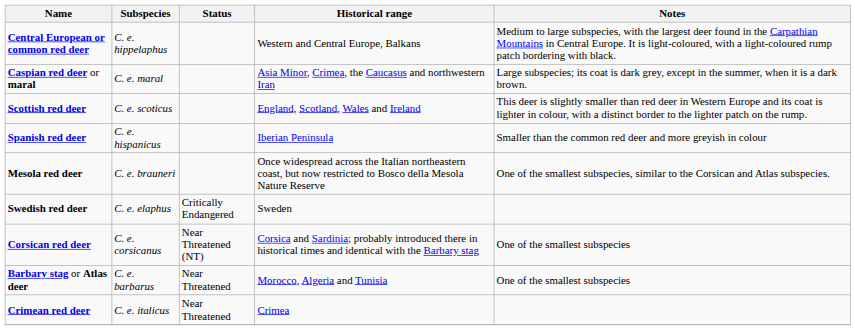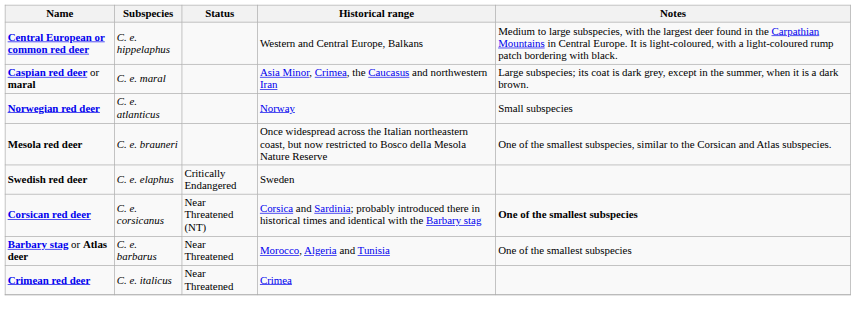+ row: (54, 108)
- row: (47, 108)
- row: (47, 138)
(563, 244) normal -> (568, 215) bold
